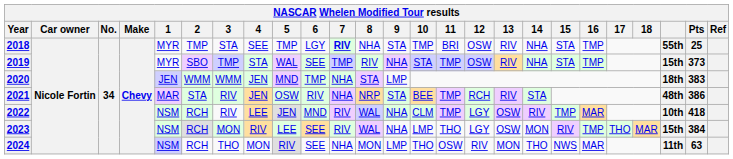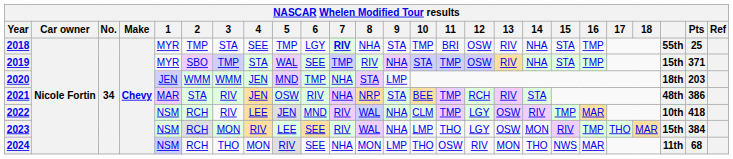(697, 63) 373 -> (697, 63) 371
(697, 79) 383 -> (697, 79) 203
(697, 146) 63 -> (697, 146) 68
